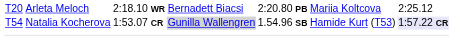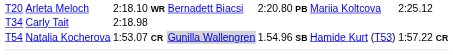+ row: (14, 23)
(423, 23) lavender background -> (423, 37) no background
